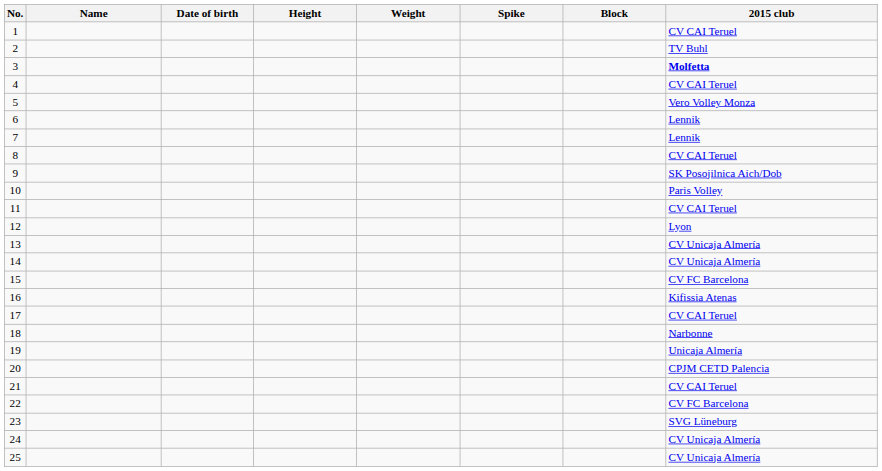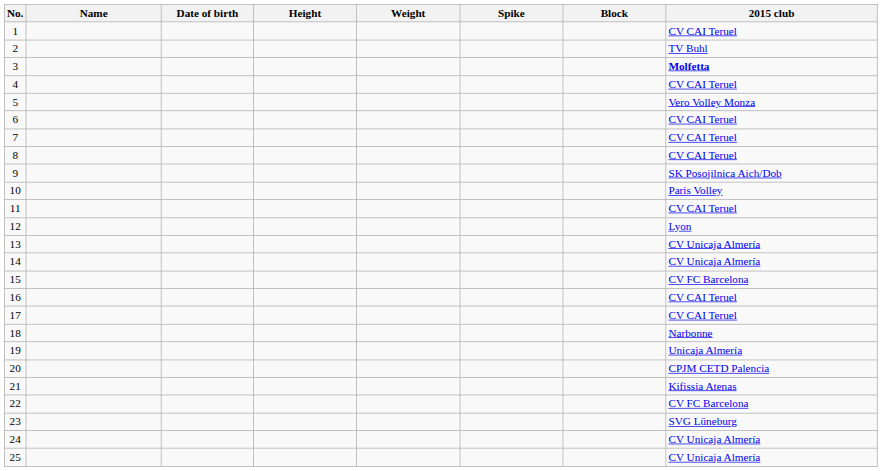(684, 119) Lennik -> (703, 119) CV CAI Teruel
(684, 137) Lennik -> (703, 137) CV CAI Teruel
(702, 297) Kifissia Atenas -> (703, 297) CV CAI Teruel
(703, 386) CV CAI Teruel -> (702, 386) Kifissia Atenas
